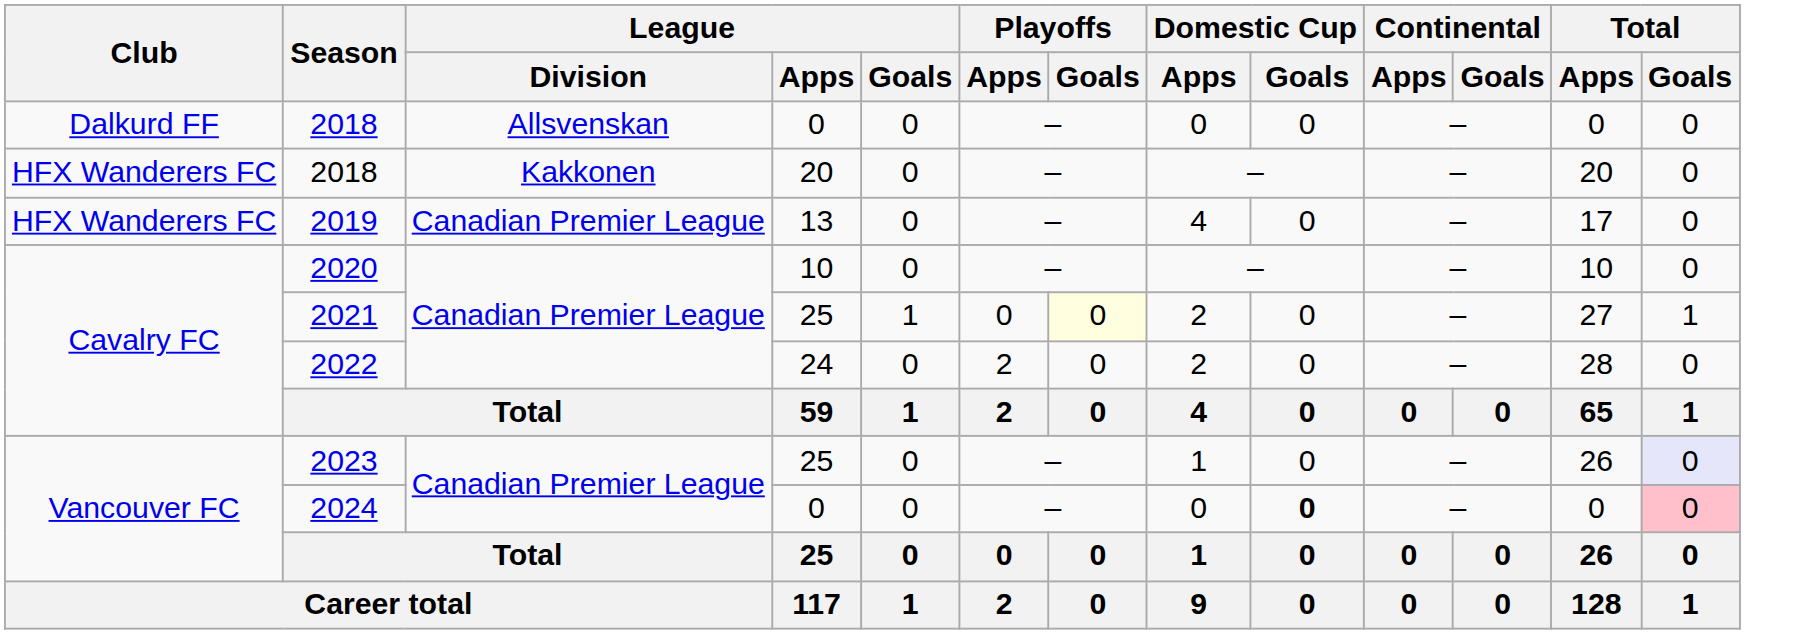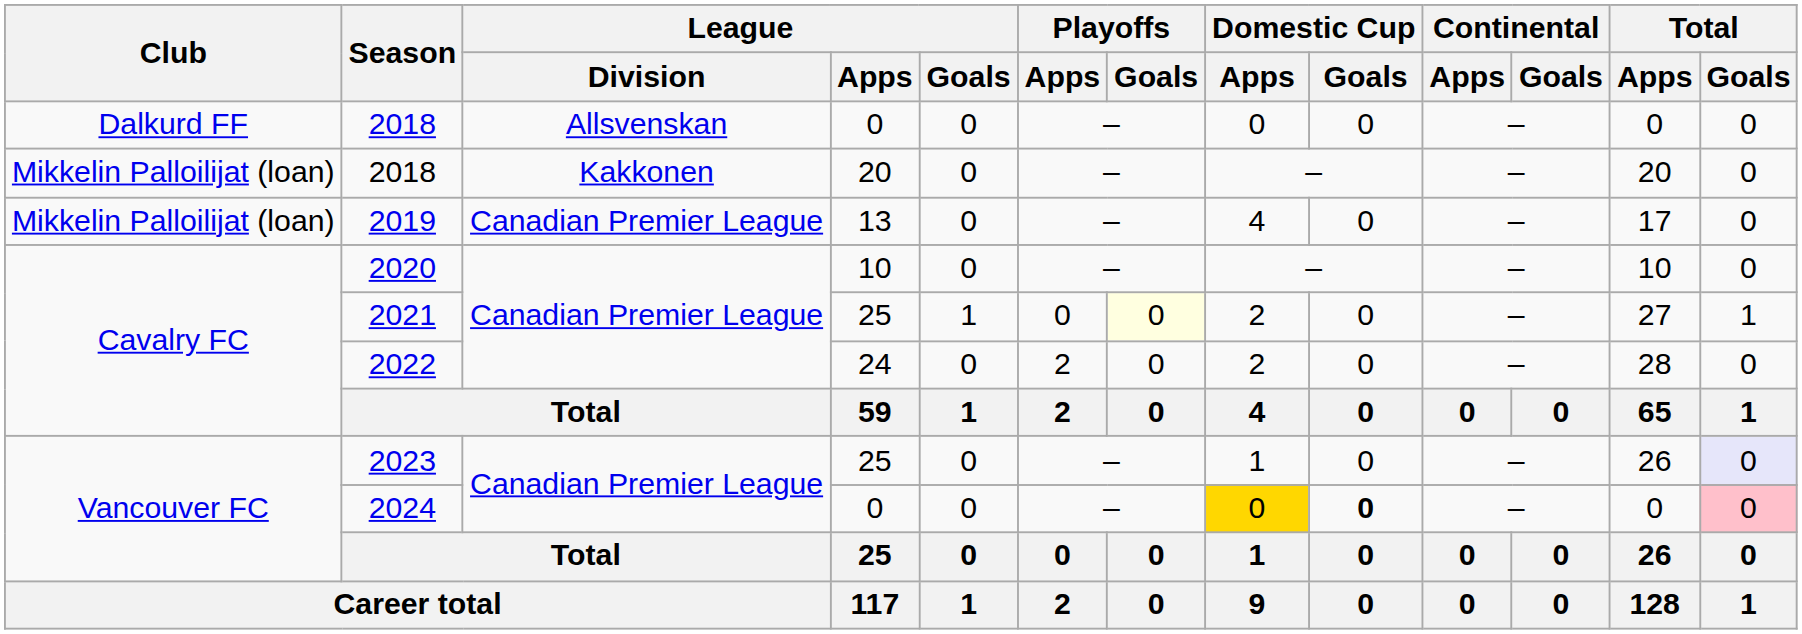(144, 172) HFX Wanderers FC -> (173, 172) Mikkelin Palloilijat (loan)
(144, 220) HFX Wanderers FC -> (173, 220) Mikkelin Palloilijat (loan)
(1199, 508) no background -> (1257, 508) gold background
